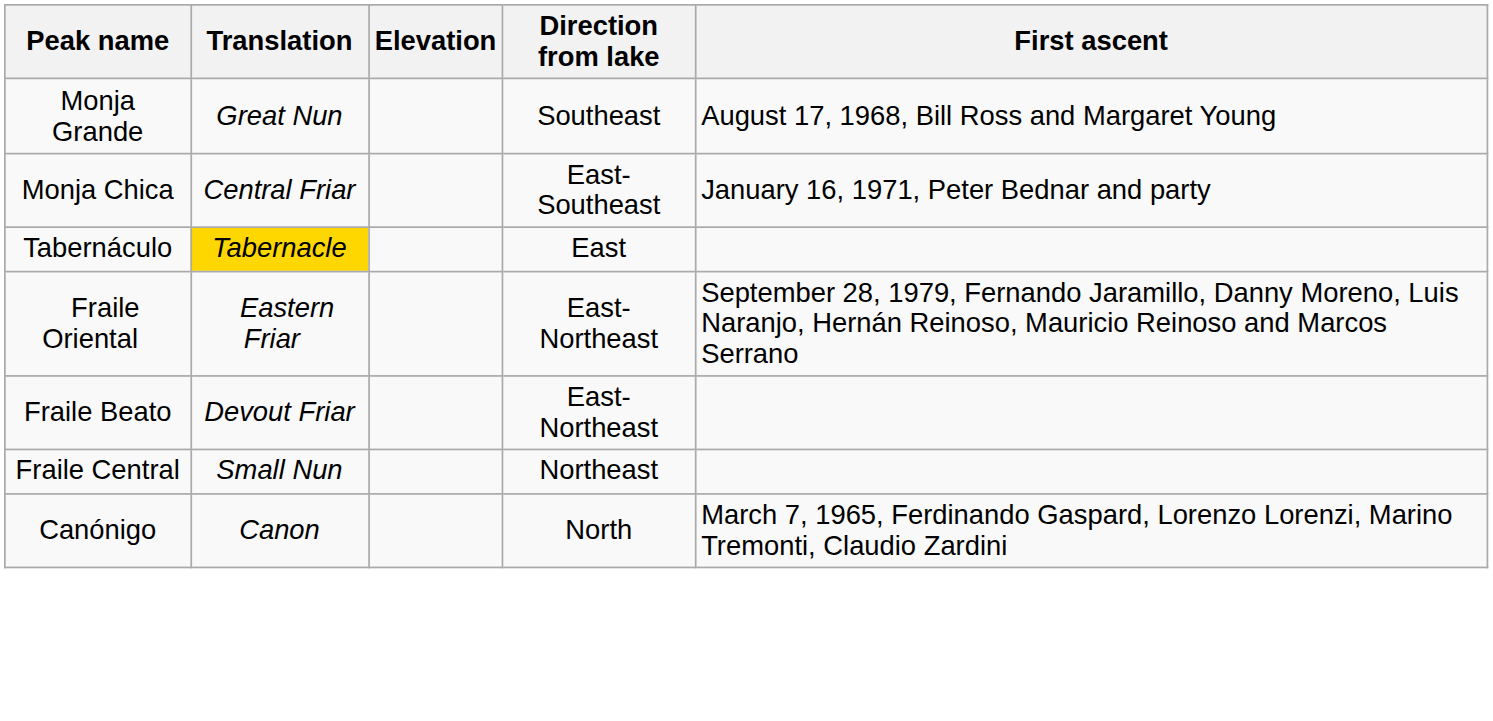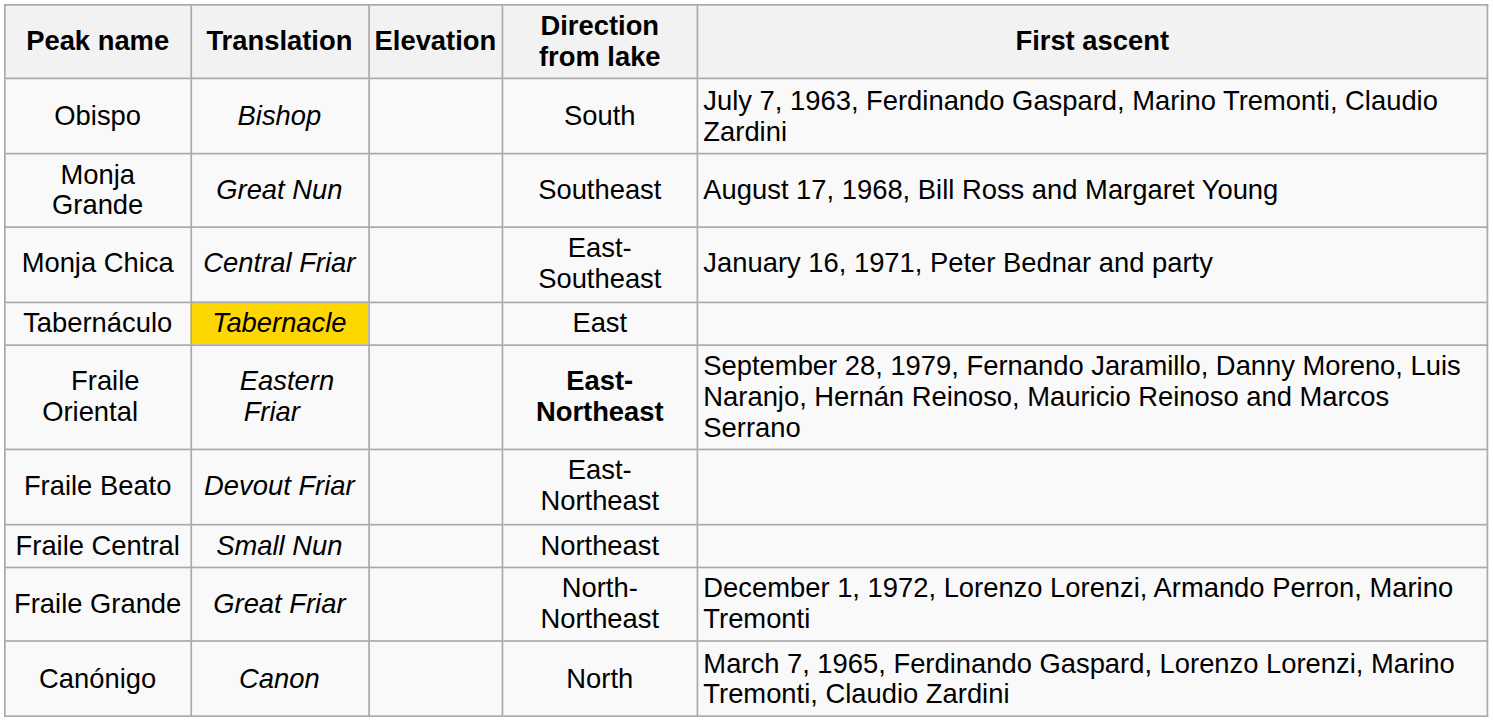+ row: (98, 115)
(599, 322) normal -> (600, 397) bold
+ row: (98, 604)
